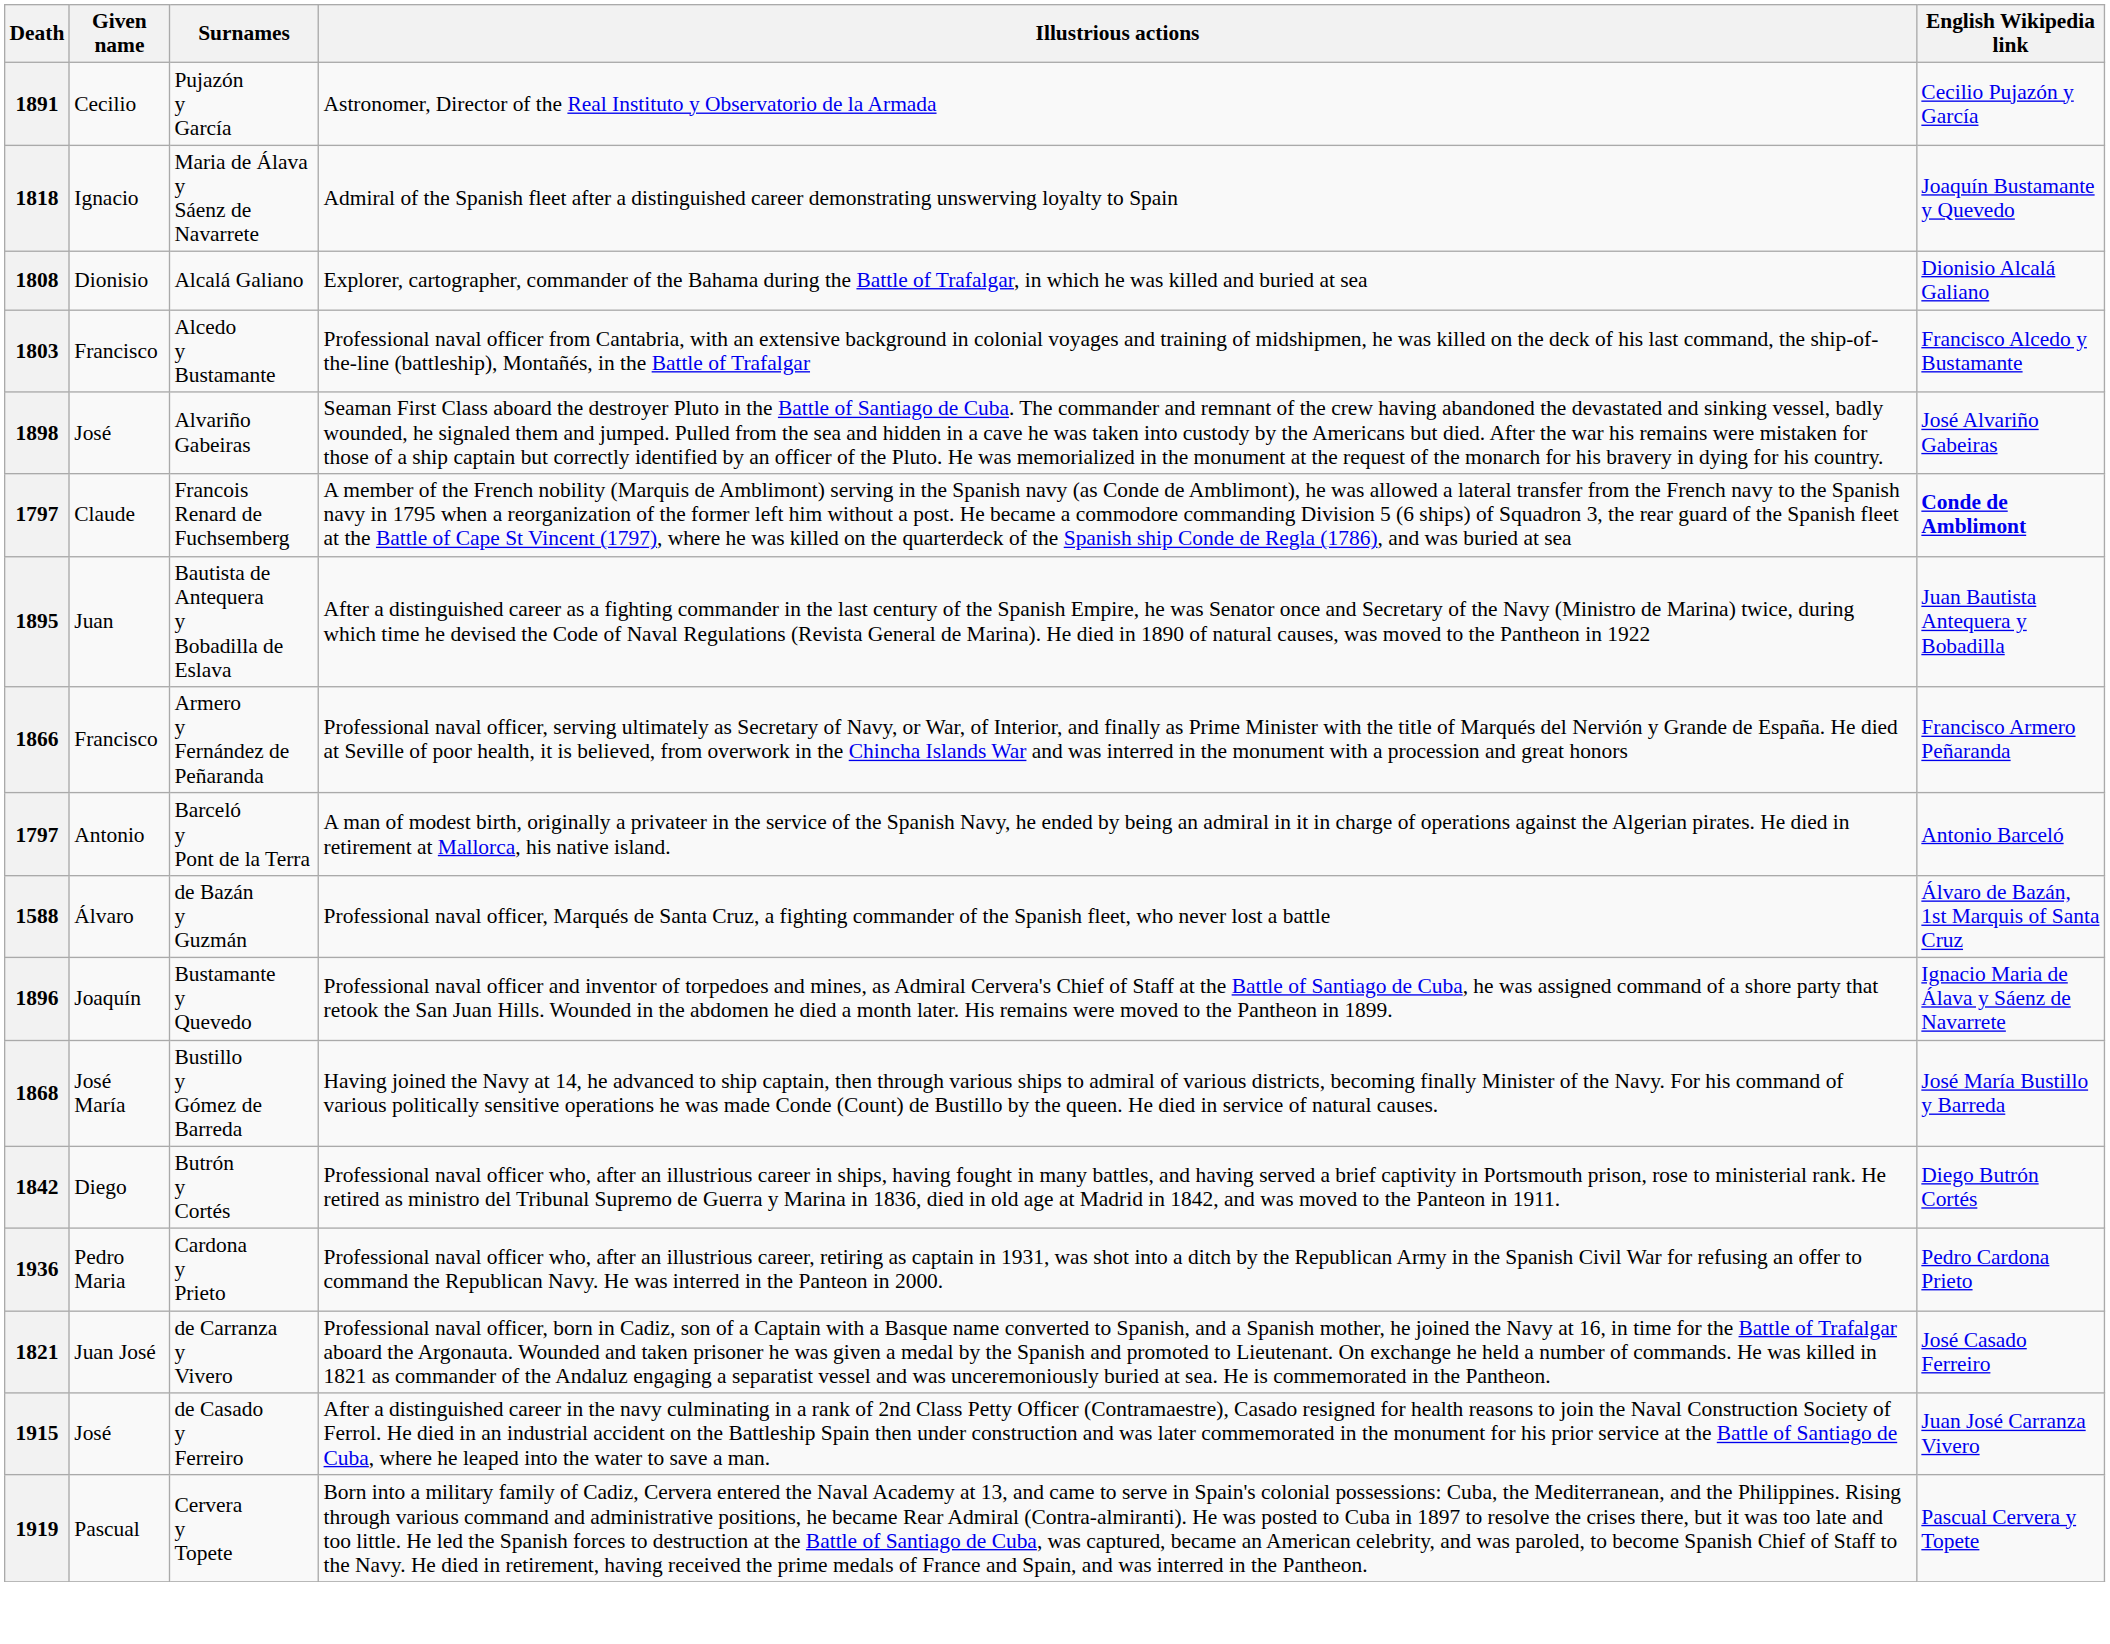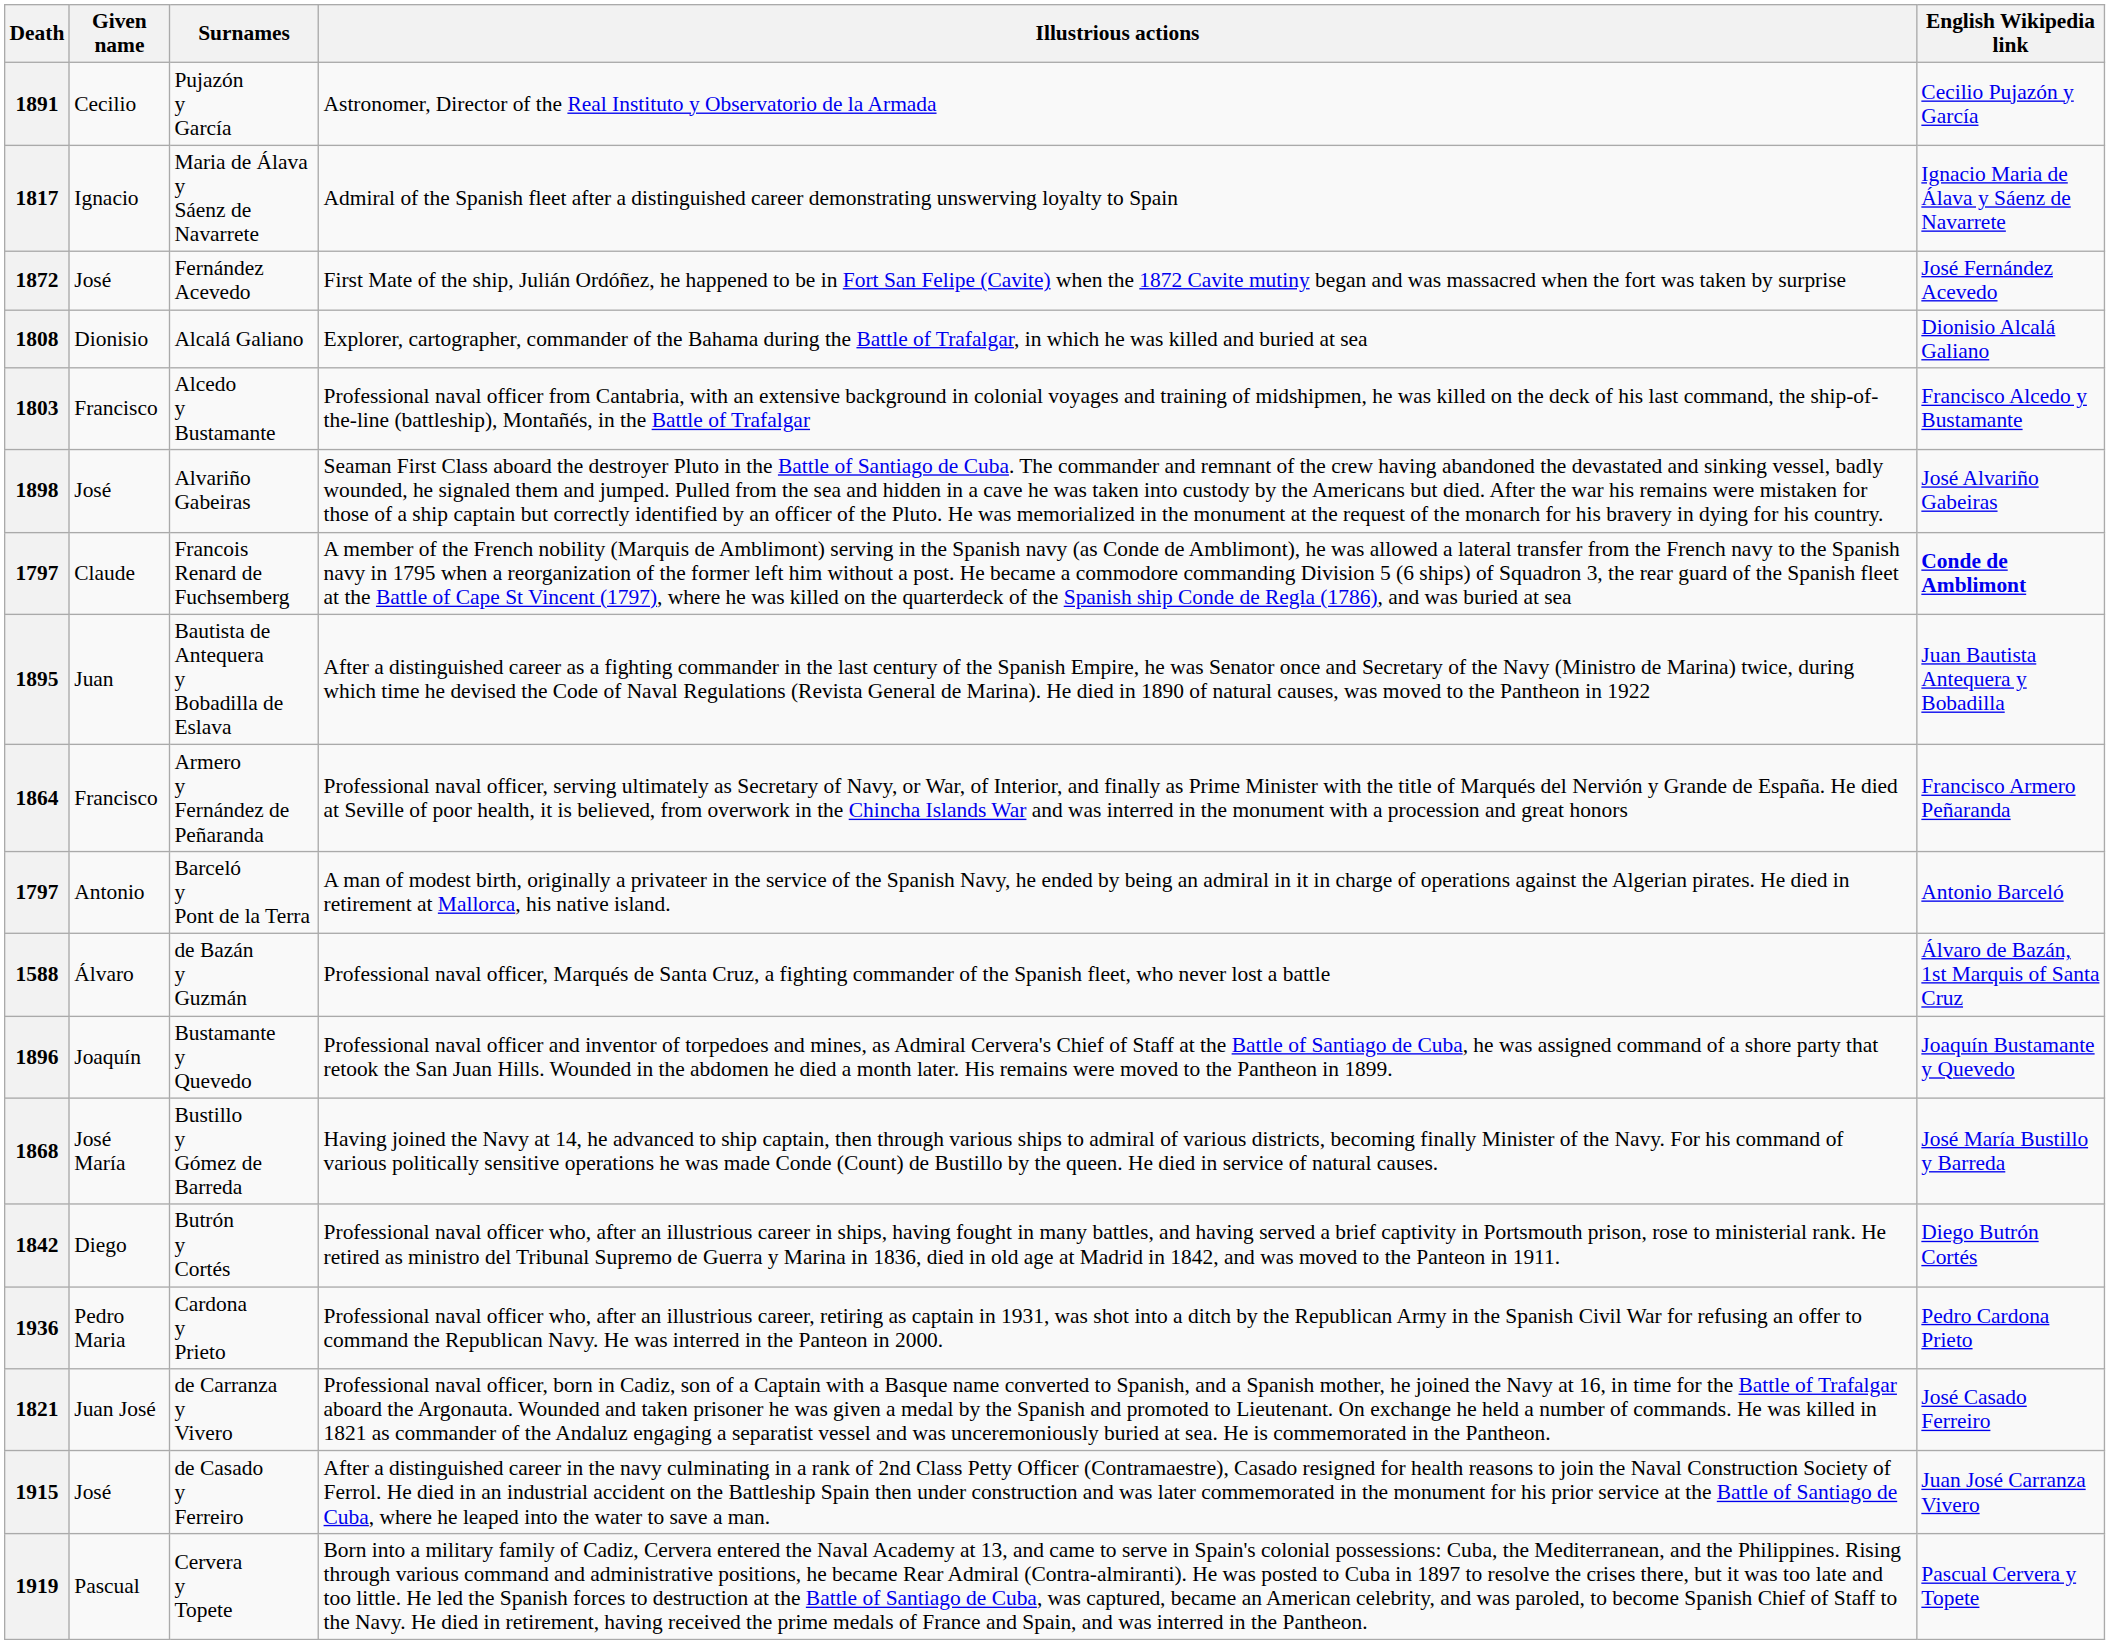(37, 198) 1818 -> (37, 198) 1817
(2008, 198) Joaquín Bustamante y Quevedo -> (1996, 198) Ignacio Maria de Álava y Sáenz de Navarrete
+ row: (219, 280)
(37, 739) 1866 -> (37, 797) 1864
(1996, 998) Ignacio Maria de Álava y Sáenz de Navarrete -> (2008, 1056) Joaquín Bustamante y Quevedo
